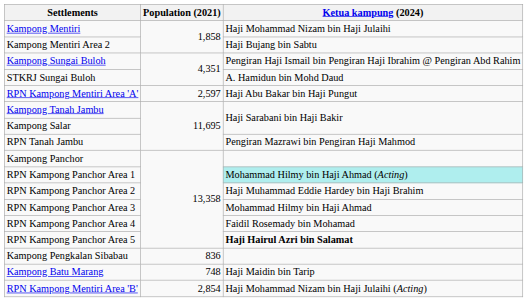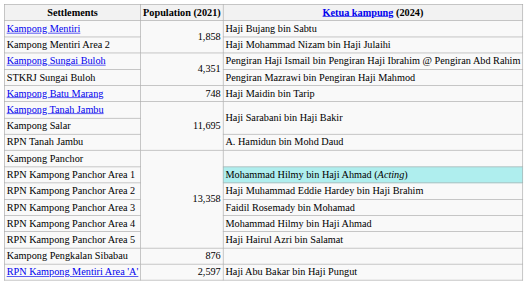(308, 28) Haji Mohammad Nizam bin Haji Julaihi -> (271, 28) Haji Bujang bin Sabtu
(271, 45) Haji Bujang bin Sabtu -> (308, 45) Haji Mohammad Nizam bin Haji Julaihi
(284, 77) A. Hamidun bin Mohd Daud -> (320, 77) Pengiran Mazrawi bin Pengiran Haji Mahmod
rows swapped: (55, 272) <-> (73, 93)
(320, 142) Pengiran Mazrawi bin Pengiran Haji Mahmod -> (284, 142) A. Hamidun bin Mohd Daud
(299, 207) Mohammad Hilmy bin Haji Ahmad -> (290, 207) Faidil Rosemady bin Mohamad
(290, 223) Faidil Rosemady bin Mohamad -> (299, 223) Mohammad Hilmy bin Haji Ahmad
(289, 239) bold -> (284, 239) normal
(213, 256) 836 -> (213, 256) 876
- row: (72, 288)
